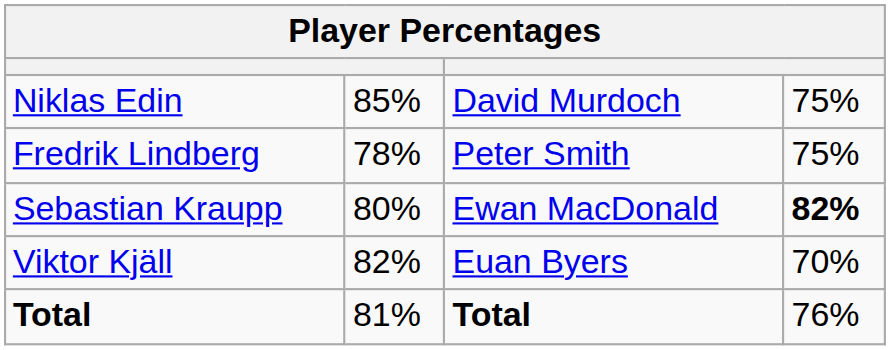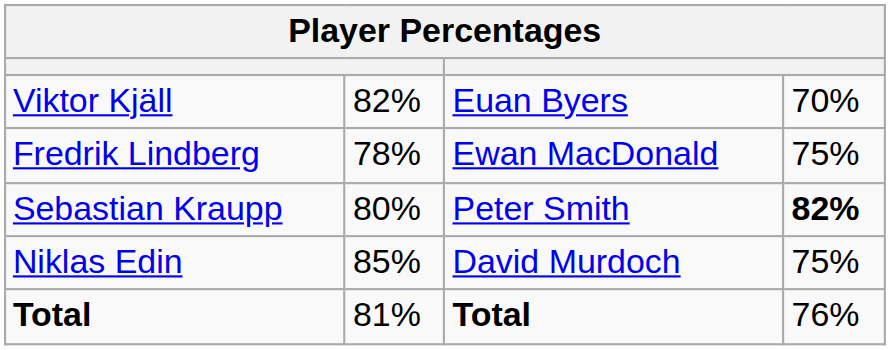rows swapped: (93, 262) <-> (98, 100)
(541, 154) Peter Smith -> (585, 154) Ewan MacDonald
(585, 208) Ewan MacDonald -> (541, 208) Peter Smith
